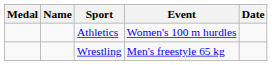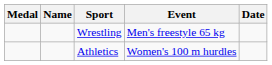rows swapped: (98, 32) <-> (99, 51)
